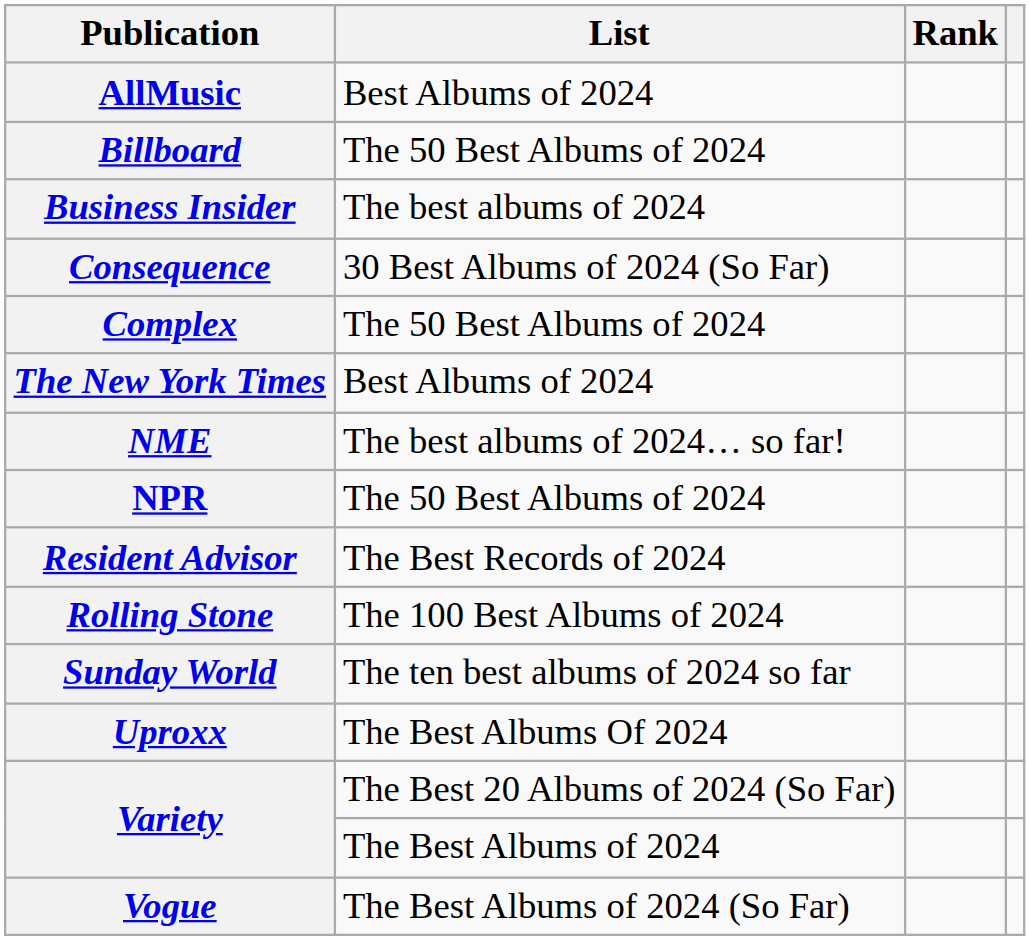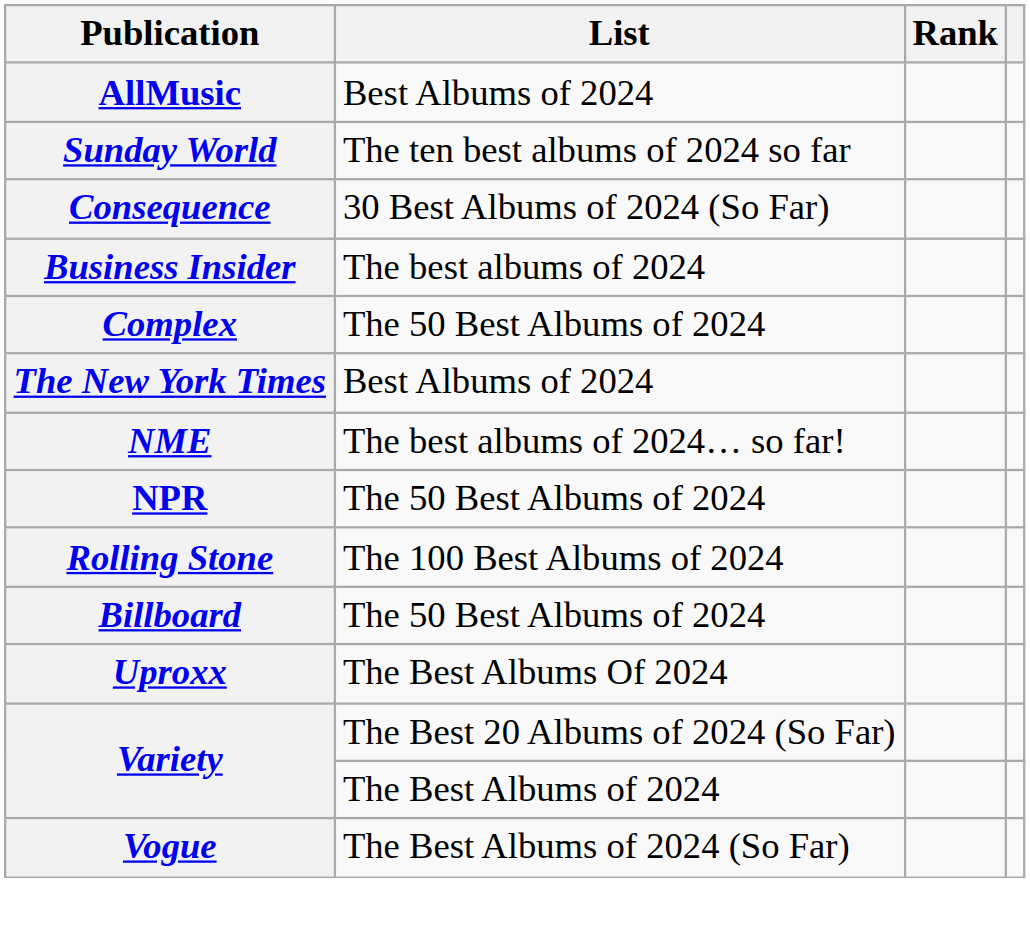rows swapped: (170, 149) <-> (170, 672)
rows swapped: (170, 207) <-> (170, 265)
- row: (170, 556)
